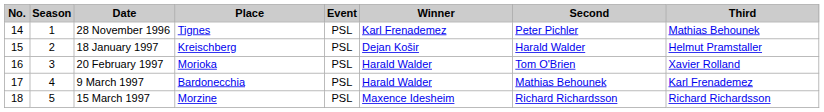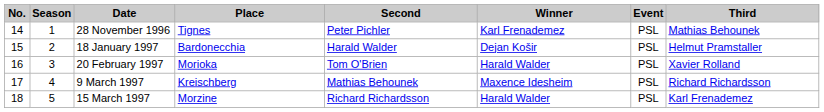columns swapped: (342, 13) <-> (589, 13)
(207, 47) Kreischberg -> (211, 47) Bardonecchia
(211, 82) Bardonecchia -> (207, 82) Kreischberg
(397, 82) Harald Walder -> (526, 82) Maxence Idesheim
(711, 82) Karl Frenademez -> (720, 82) Richard Richardsson
(408, 99) Maxence Idesheim -> (515, 99) Harald Walder
(720, 99) Richard Richardsson -> (711, 99) Karl Frenademez
